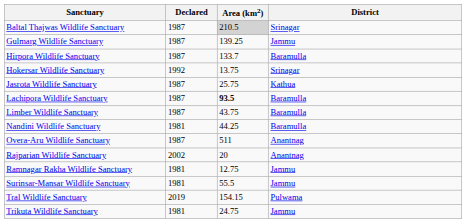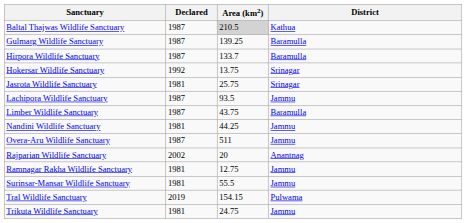(285, 27) Srinagar -> (283, 27) Kathua
(283, 41) Jammu -> (288, 41) Baramulla
(176, 84) 1987 -> (176, 84) 1981
(283, 84) Kathua -> (285, 84) Srinagar
(227, 98) bold -> (227, 98) normal
(288, 98) Baramulla -> (283, 98) Jammu
(288, 126) Baramulla -> (283, 126) Jammu
(287, 140) Anantnag -> (283, 140) Jammu
